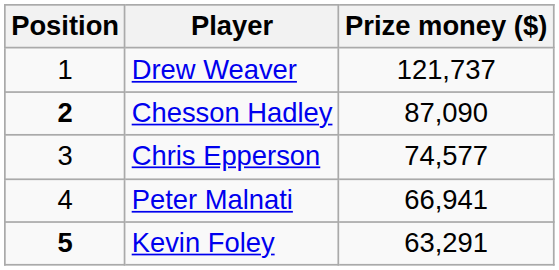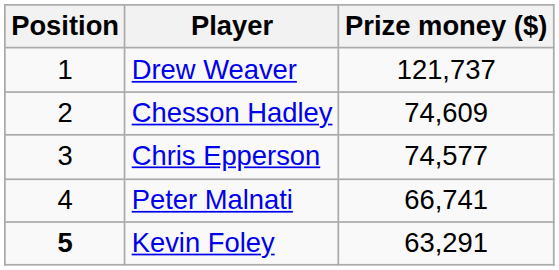(65, 112) bold -> (65, 112) normal
(446, 112) 87,090 -> (446, 112) 74,609
(446, 199) 66,941 -> (446, 199) 66,741
